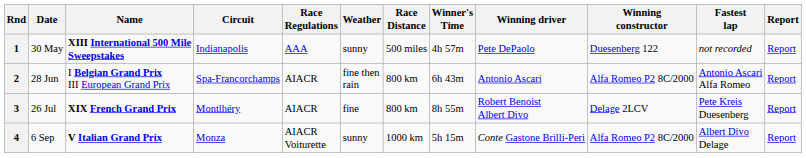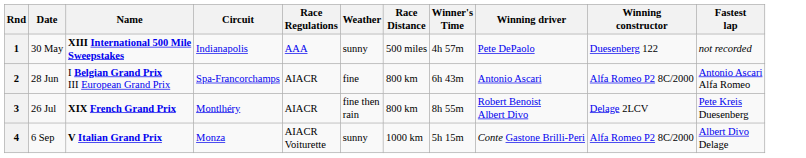- column: (783, 19)
(361, 78) fine then rain -> (351, 78) fine
(351, 108) fine -> (361, 108) fine then rain
